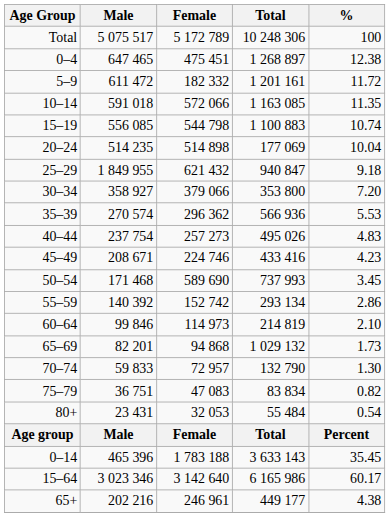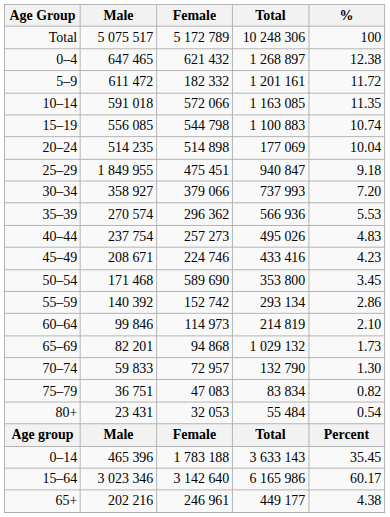(207, 59) 475 451 -> (207, 59) 621 432
(207, 170) 621 432 -> (207, 170) 475 451
(283, 192) 353 800 -> (283, 192) 737 993
(283, 280) 737 993 -> (283, 280) 353 800
